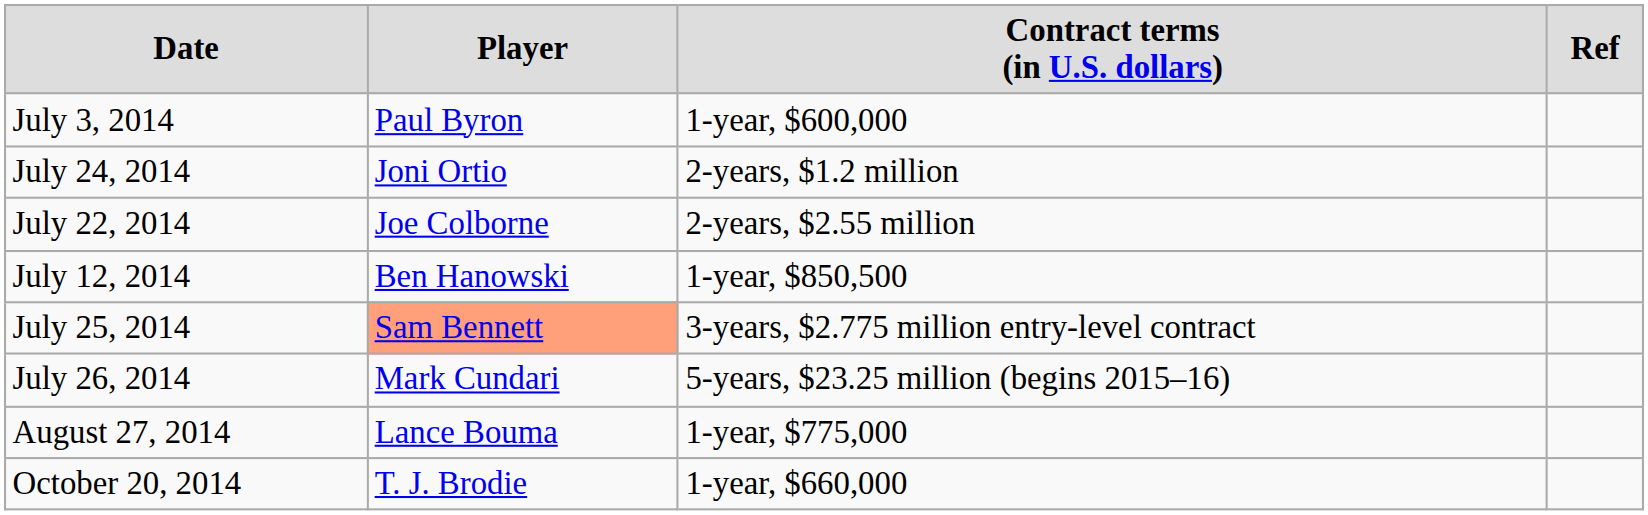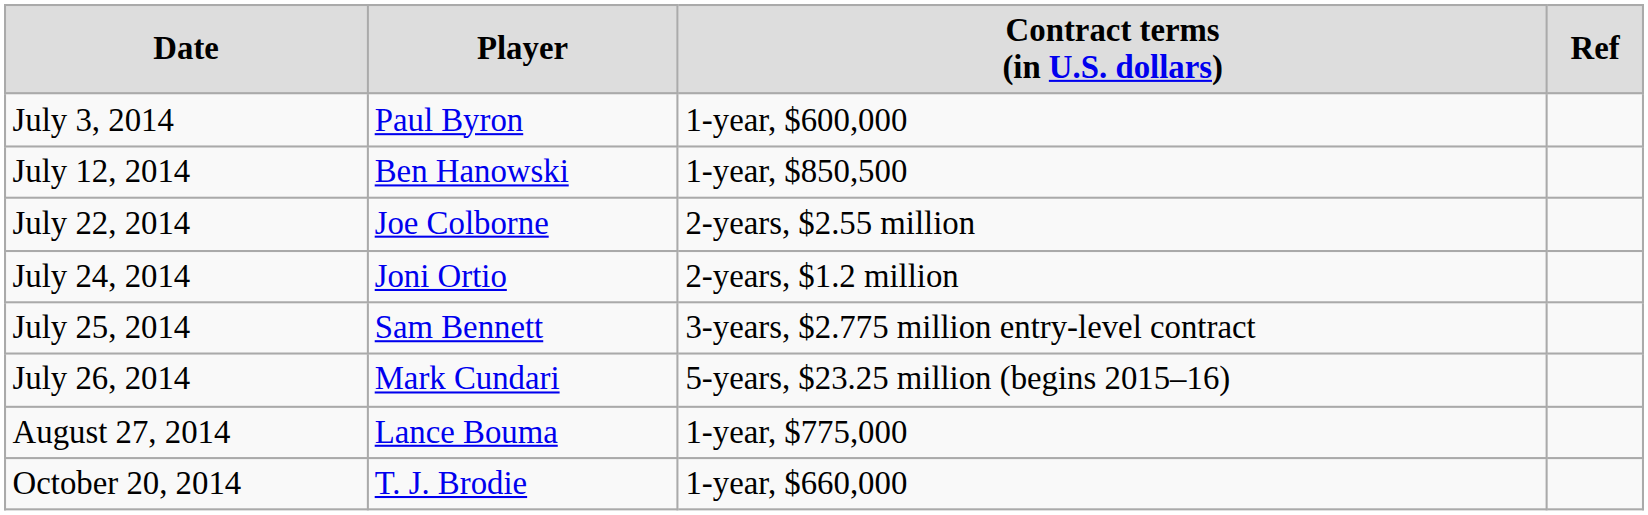rows swapped: (101, 275) <-> (101, 171)
(459, 327) lightsalmon background -> (459, 327) no background
